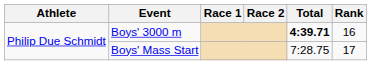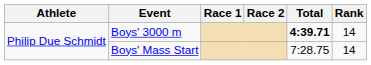(349, 32) 16 -> (349, 32) 14
(349, 50) 17 -> (349, 50) 14
